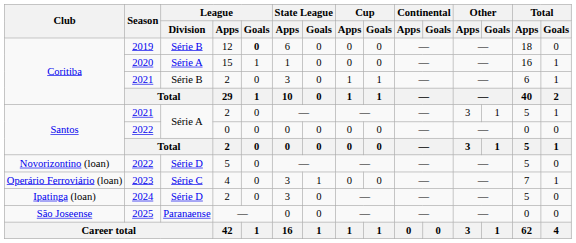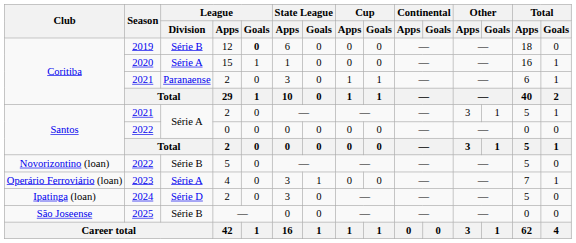(187, 79) Série B -> (187, 79) Paranaense
(187, 163) Série D -> (187, 163) Série B
(187, 180) Série C -> (187, 180) Série A
(187, 213) Paranaense -> (187, 213) Série B
